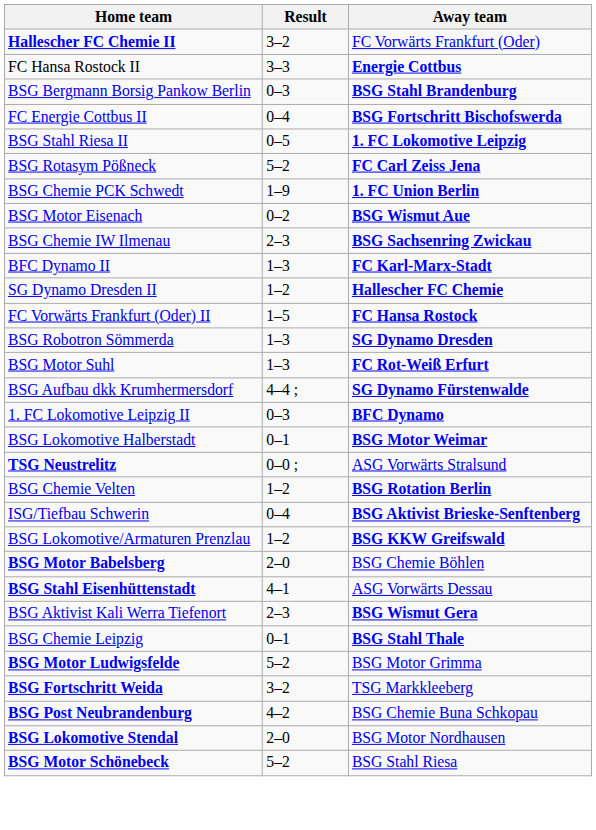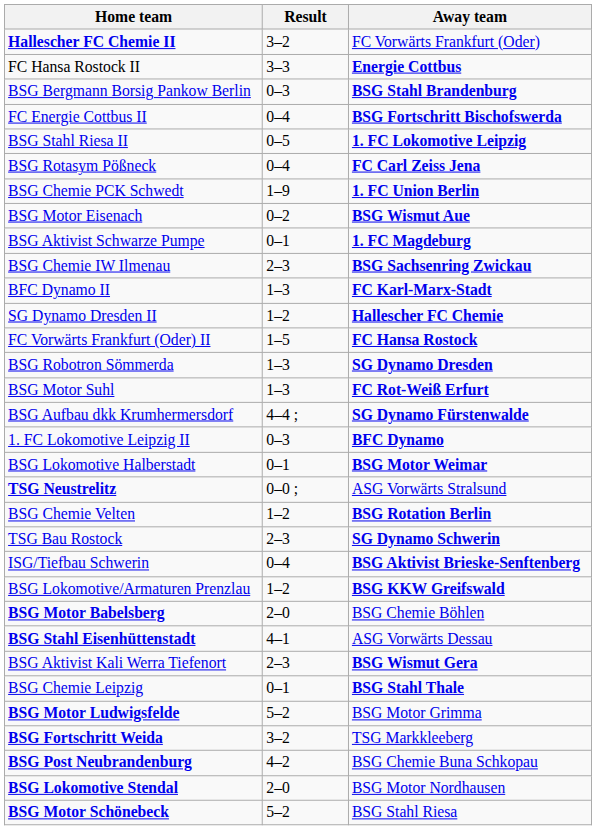(278, 166) 5–2 -> (278, 166) 0–4
+ row: (106, 240)
+ row: (65, 539)
